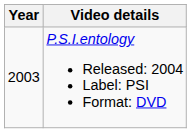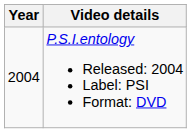(24, 77) 2003 -> (24, 77) 2004
